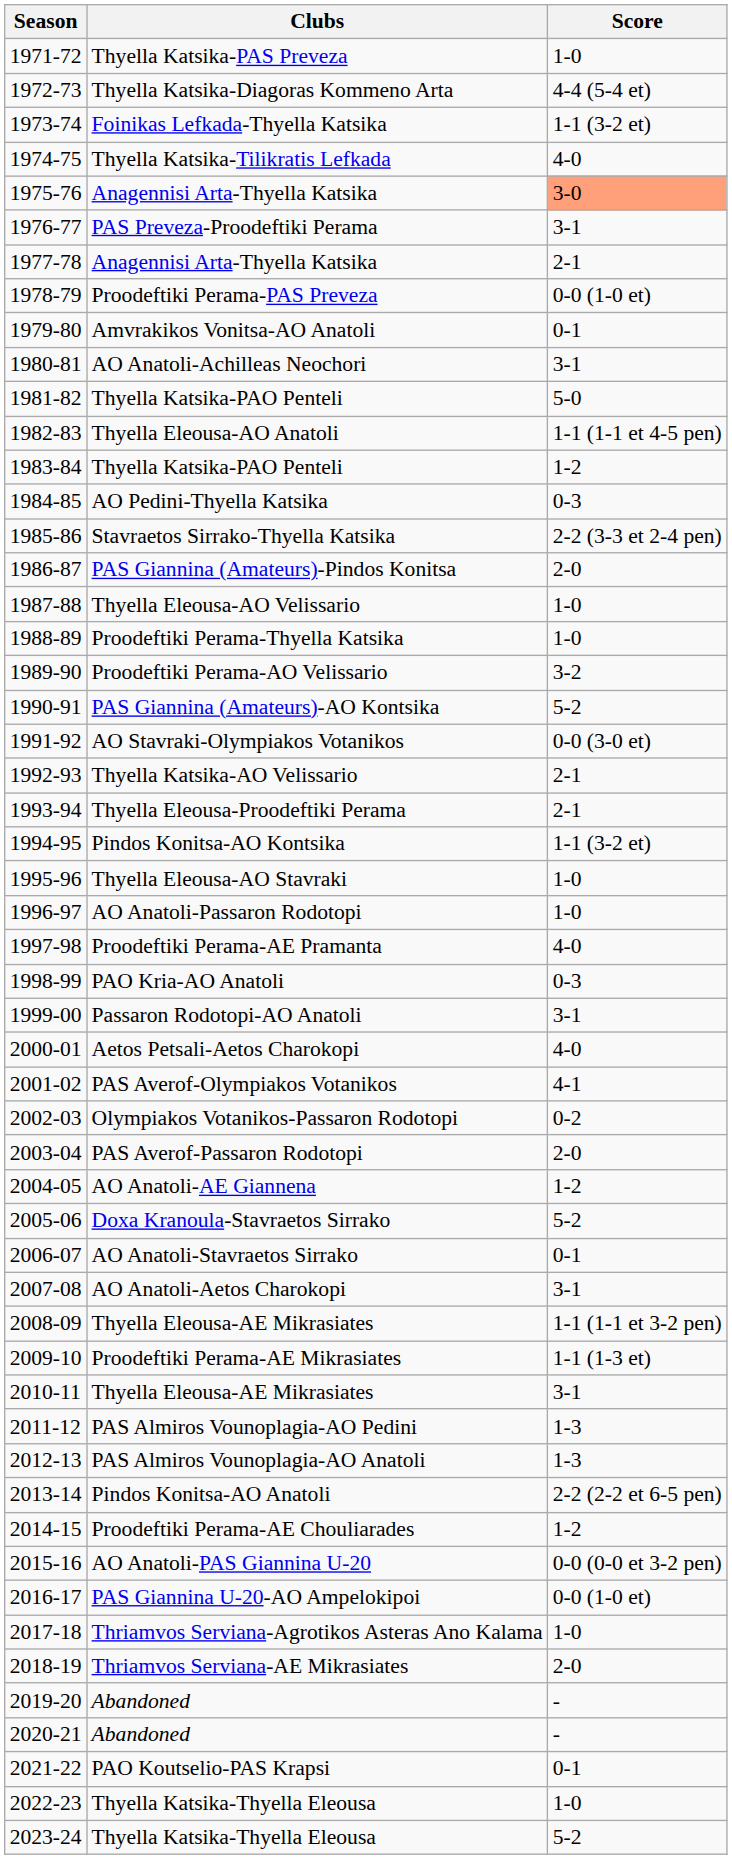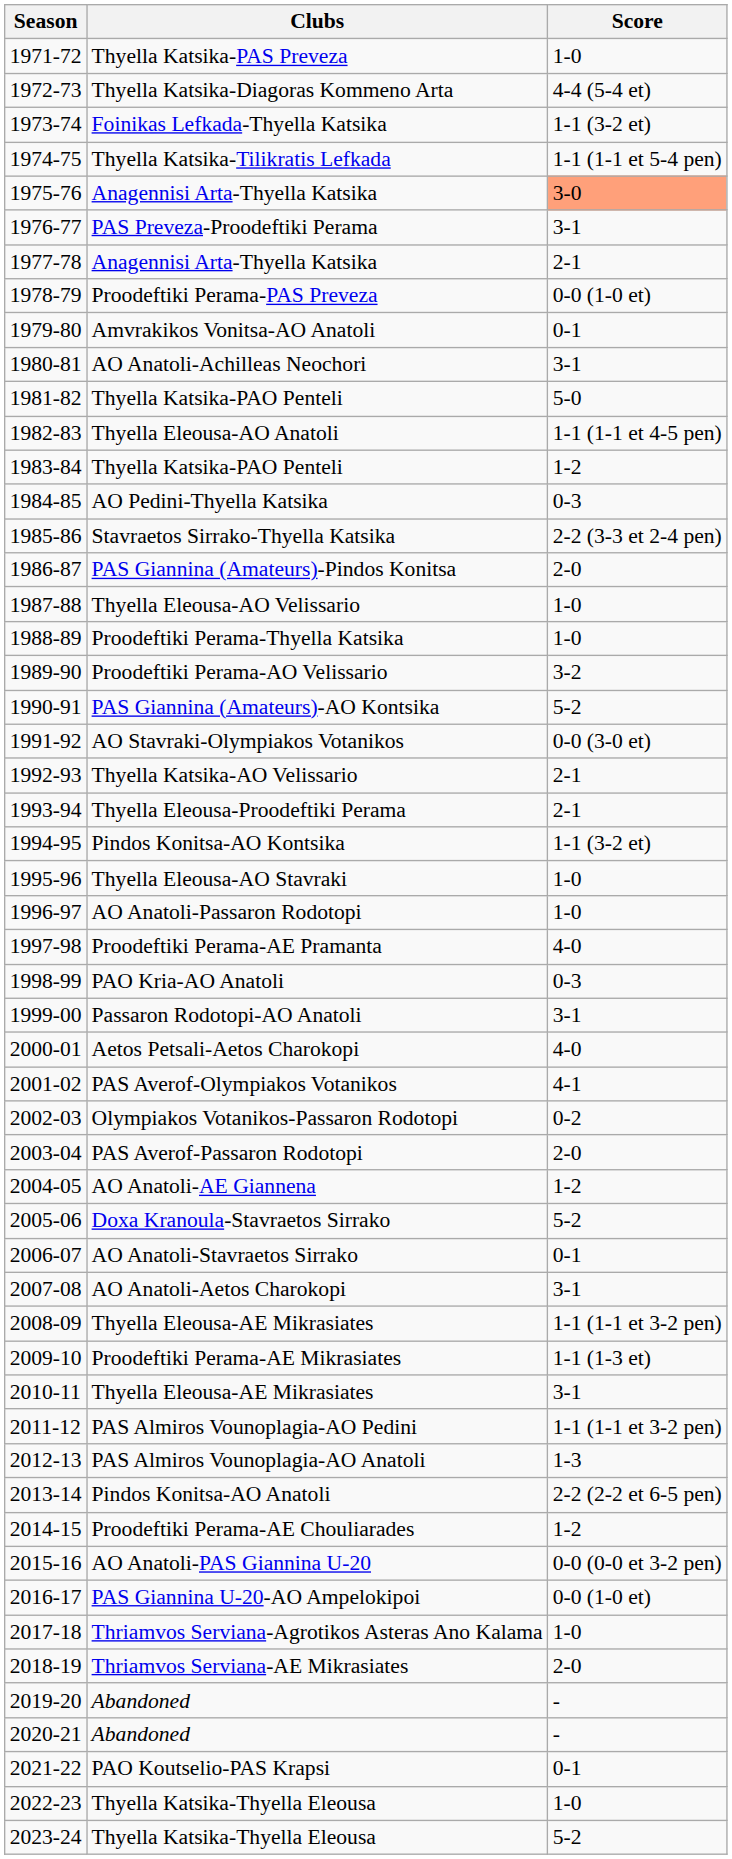(567, 158) 4-0 -> (637, 158) 1-1 (1-1 et 5-4 pen)
(567, 1426) 1-3 -> (637, 1426) 1-1 (1-1 et 3-2 pen)
